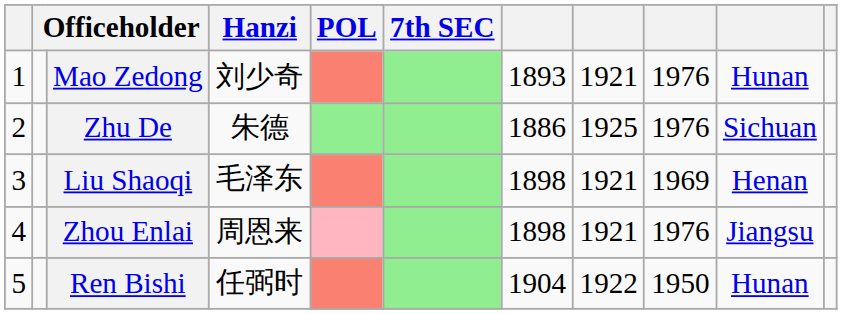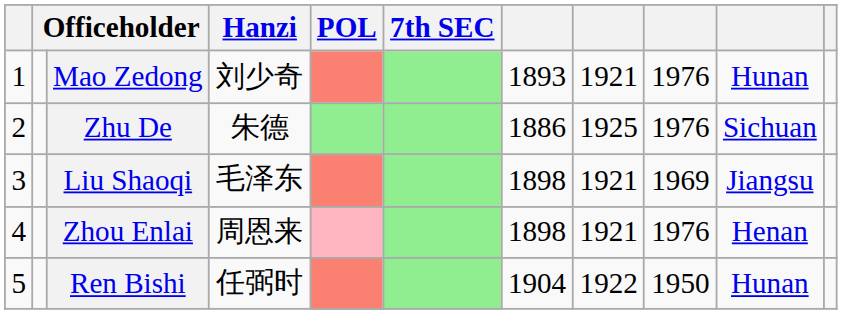(770, 179) Henan -> (770, 179) Jiangsu
(770, 231) Jiangsu -> (770, 231) Henan
